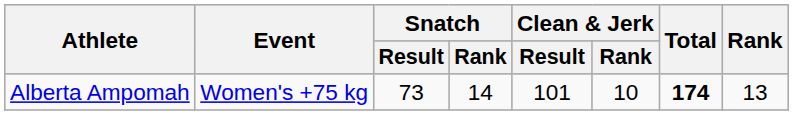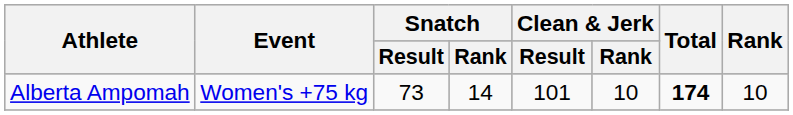(755, 92) 13 -> (755, 92) 10
